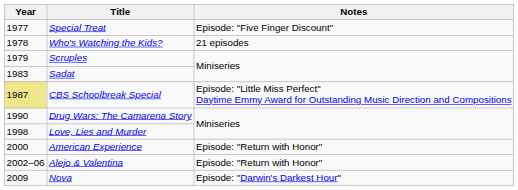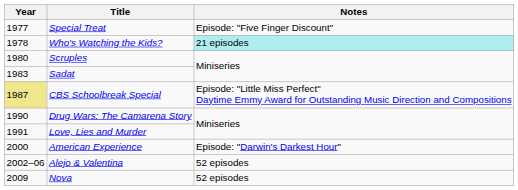(222, 43) no background -> (222, 43) paleturquoise background
(17, 58) 1979 -> (17, 58) 1980
(17, 131) 1998 -> (17, 131) 1991
(259, 147) Episode: "Return with Honor" -> (269, 147) Episode: "Darwin's Darkest Hour"
(259, 162) Episode: "Return with Honor" -> (222, 162) 52 episodes
(269, 178) Episode: "Darwin's Darkest Hour" -> (222, 178) 52 episodes
